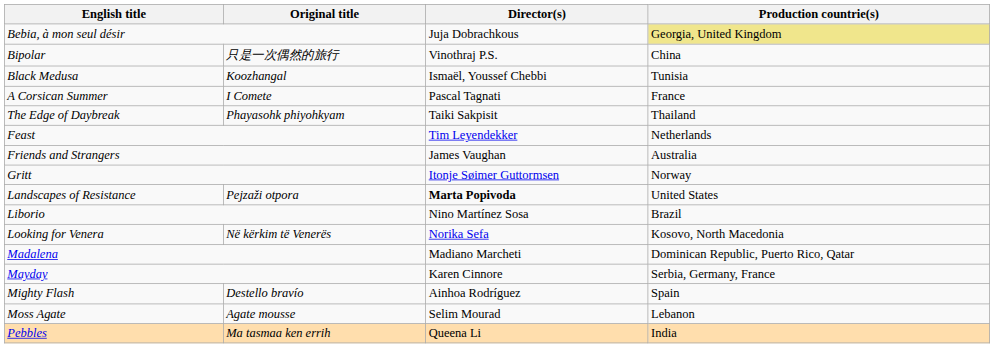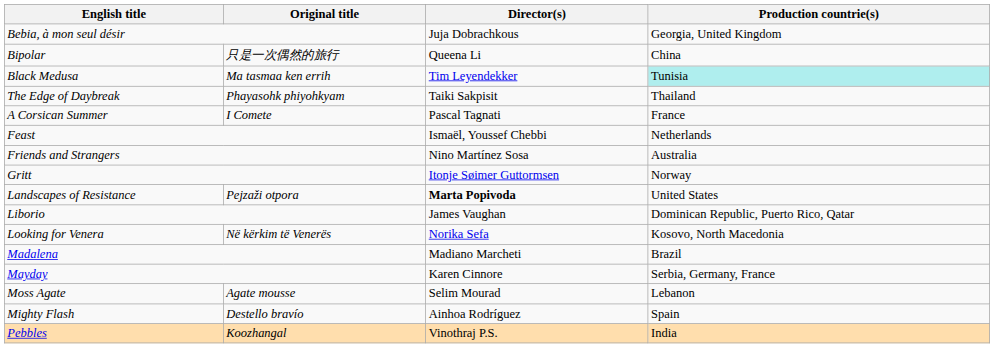(716, 34) khaki background -> (716, 34) no background
(463, 55) Vinothraj P.S. -> (455, 55) Queena Li
(256, 76) Koozhangal -> (278, 76) Ma tasmaa ken errih
(488, 76) Ismaël, Youssef Chebbi -> (473, 76) Tim Leyendekker
(670, 76) no background -> (670, 76) paleturquoise background
rows swapped: (57, 95) <-> (63, 115)
(473, 135) Tim Leyendekker -> (488, 135) Ismaël, Youssef Chebbi
(467, 155) James Vaughan -> (479, 155) Nino Martínez Sosa
(479, 214) Nino Martínez Sosa -> (467, 214) James Vaughan
(666, 214) Brazil -> (753, 214) Dominican Republic, Puerto Rico, Qatar
(753, 254) Dominican Republic, Puerto Rico, Qatar -> (666, 254) Brazil
rows swapped: (41, 293) <-> (36, 313)
(278, 333) Ma tasmaa ken errih -> (256, 333) Koozhangal
(455, 333) Queena Li -> (463, 333) Vinothraj P.S.
